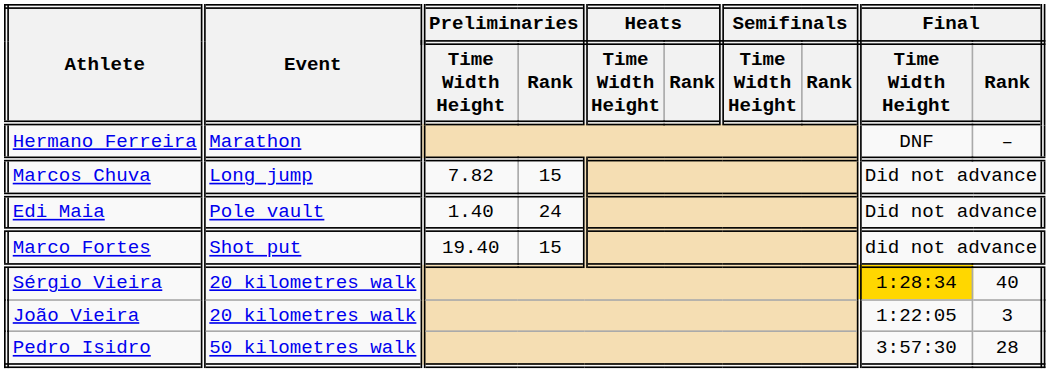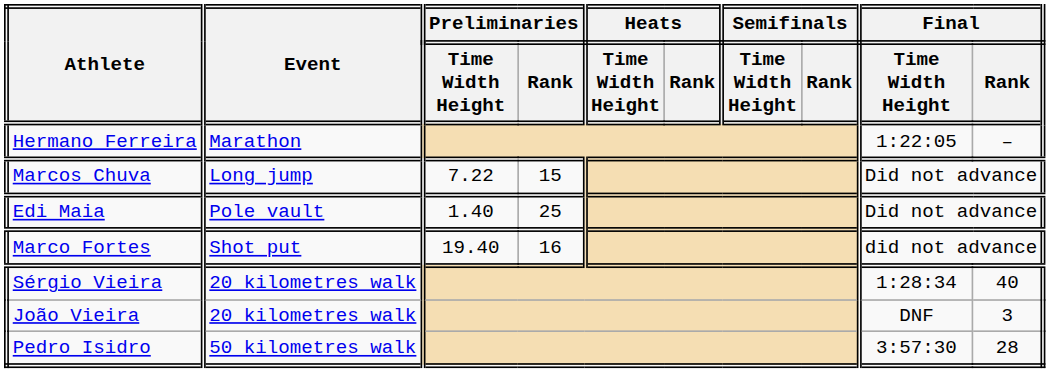(916, 141) DNF -> (916, 141) 1:22:05
(471, 176) 7.82 -> (471, 176) 7.22
(550, 212) 24 -> (550, 212) 25
(550, 247) 15 -> (550, 247) 16
(916, 283) gold background -> (916, 283) no background
(916, 315) 1:22:05 -> (916, 315) DNF
